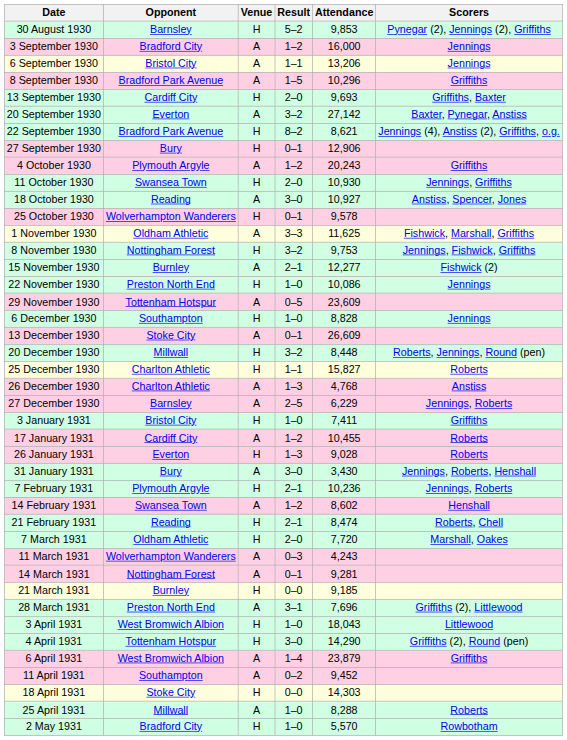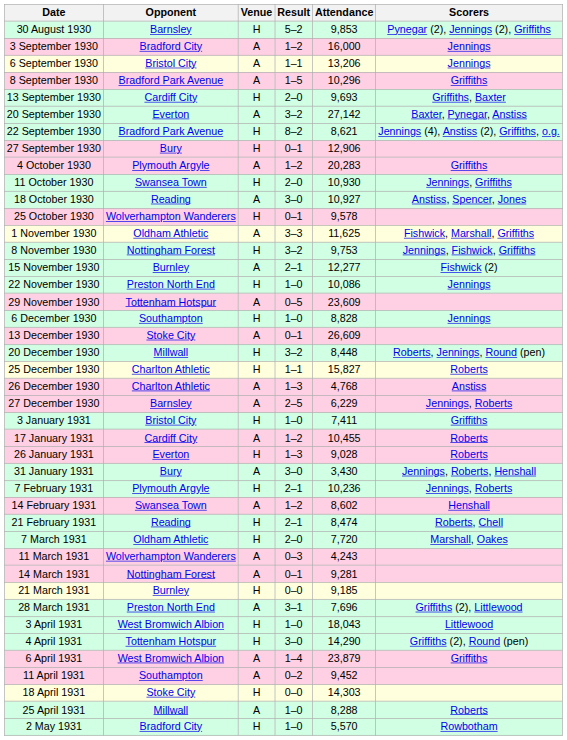(344, 166) 20,243 -> (344, 166) 20,283
